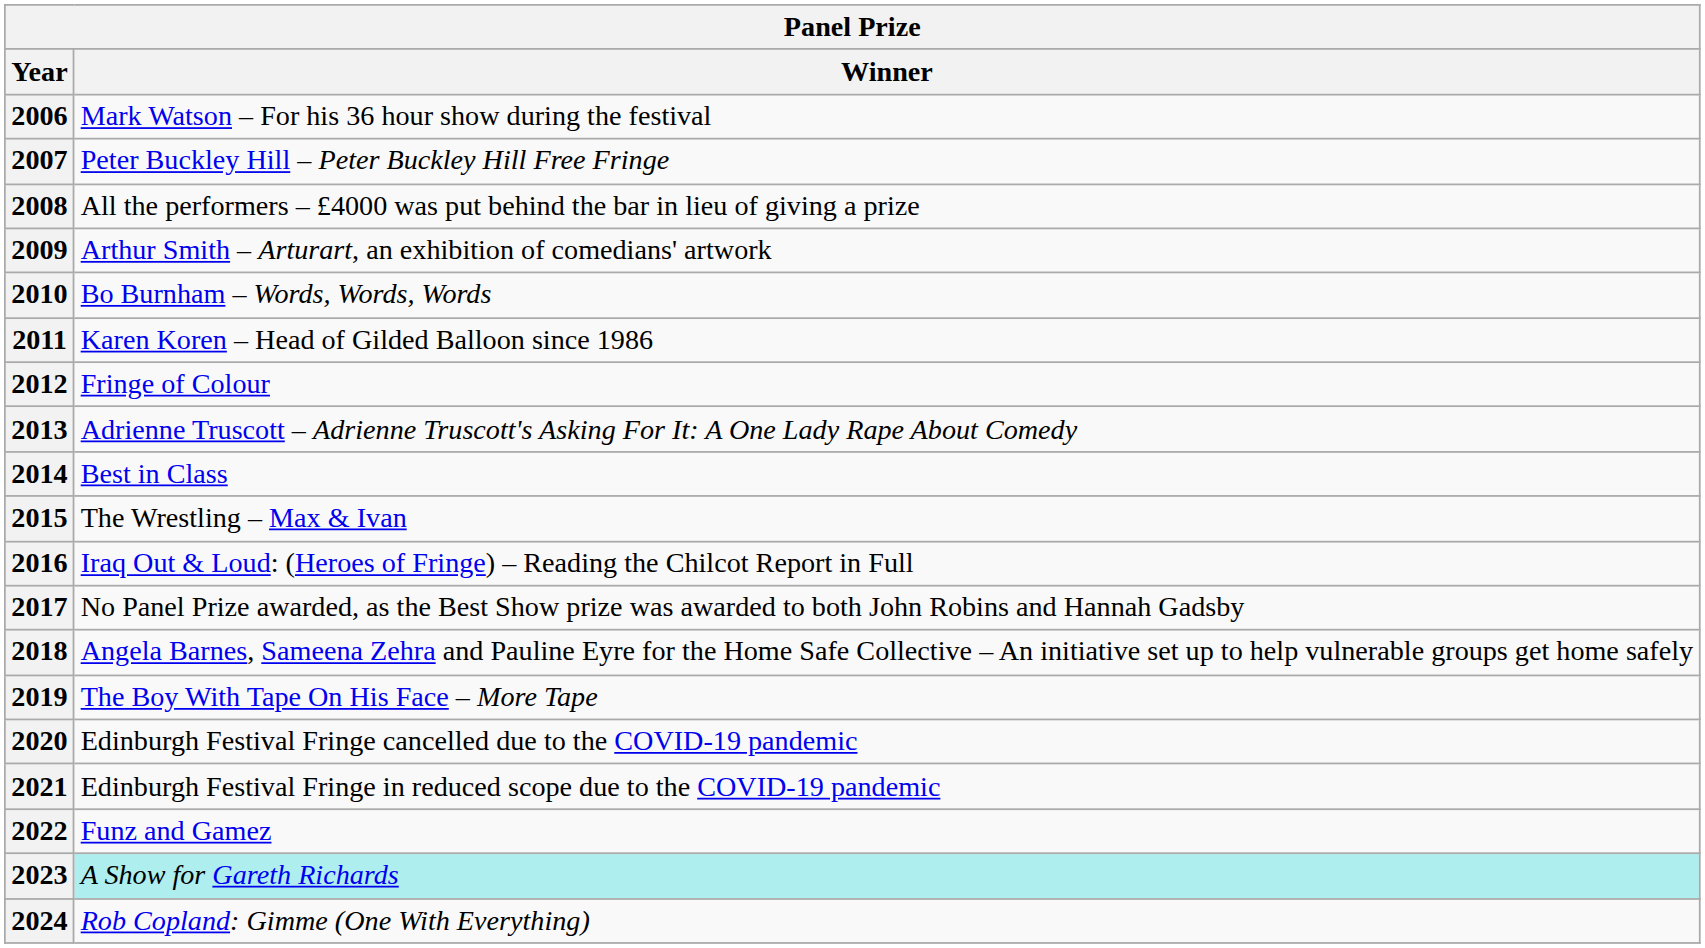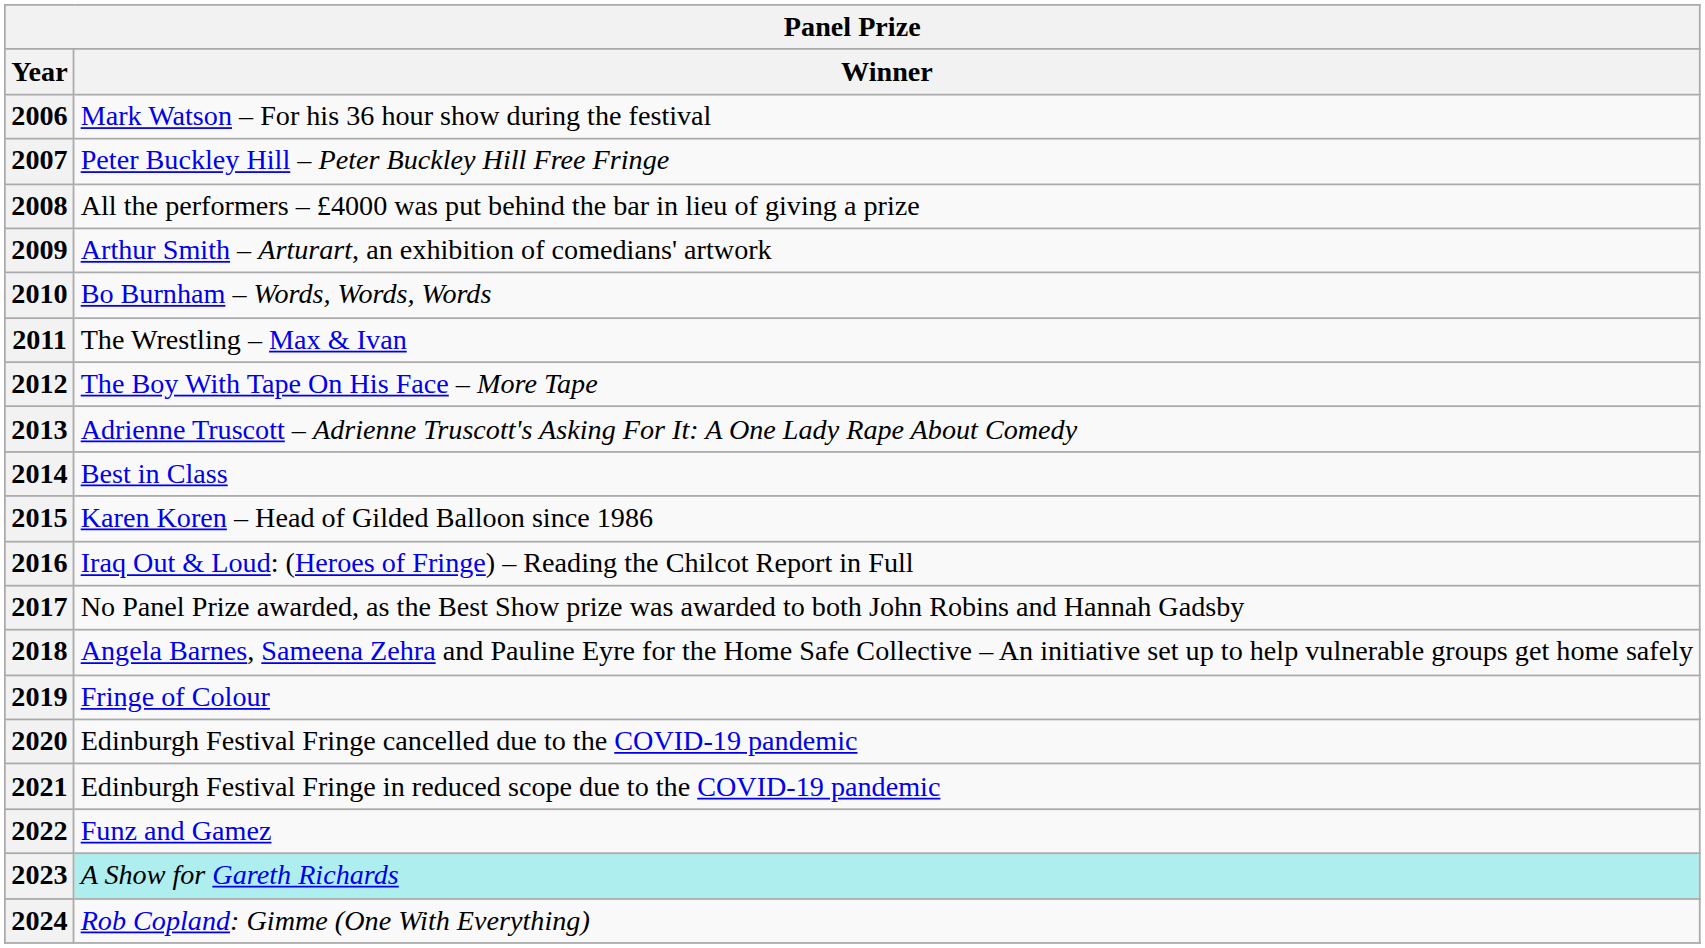(367, 339) Karen Koren – Head of Gilded Balloon since 1986 -> (244, 339) The Wrestling – Max & Ivan
(175, 384) Fringe of Colour -> (339, 384) The Boy With Tape On His Face – More Tape
(244, 518) The Wrestling – Max & Ivan -> (367, 518) Karen Koren – Head of Gilded Balloon since 1986
(339, 696) The Boy With Tape On His Face – More Tape -> (175, 696) Fringe of Colour
